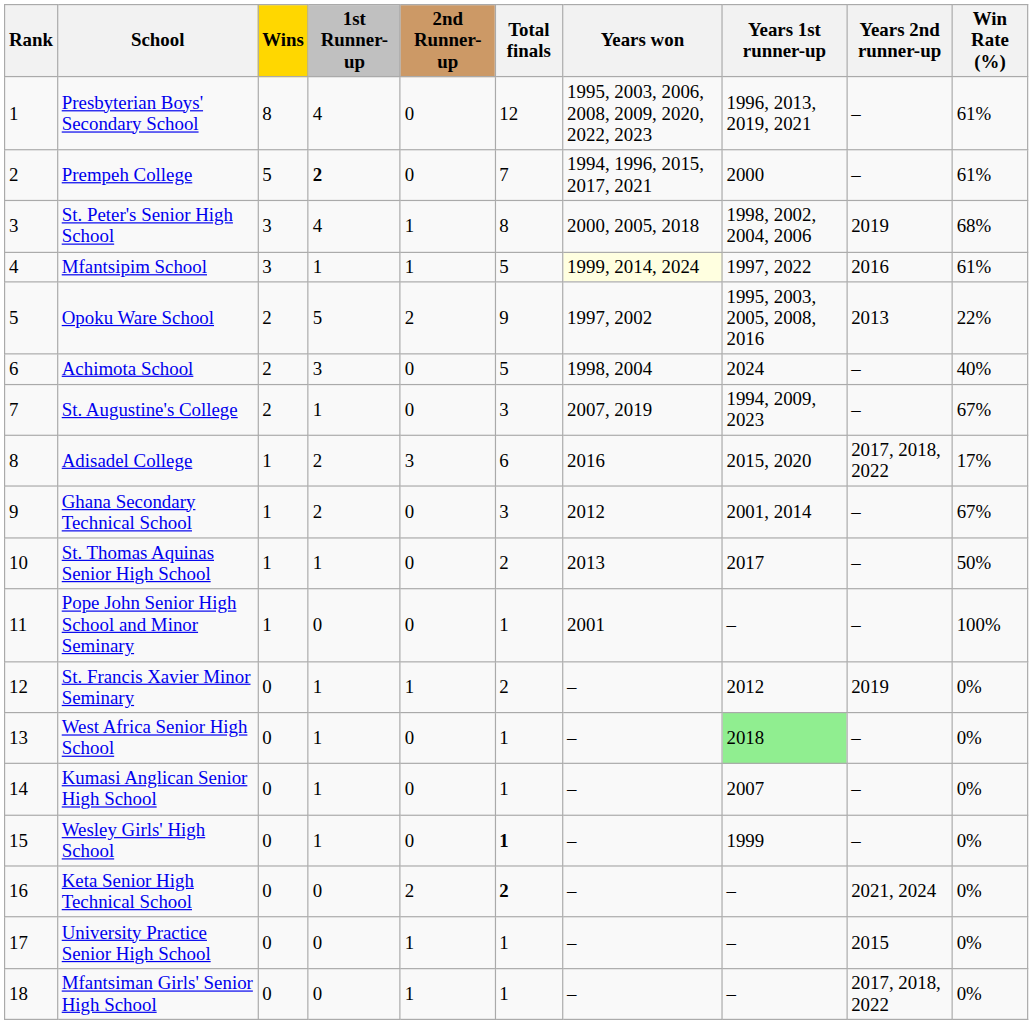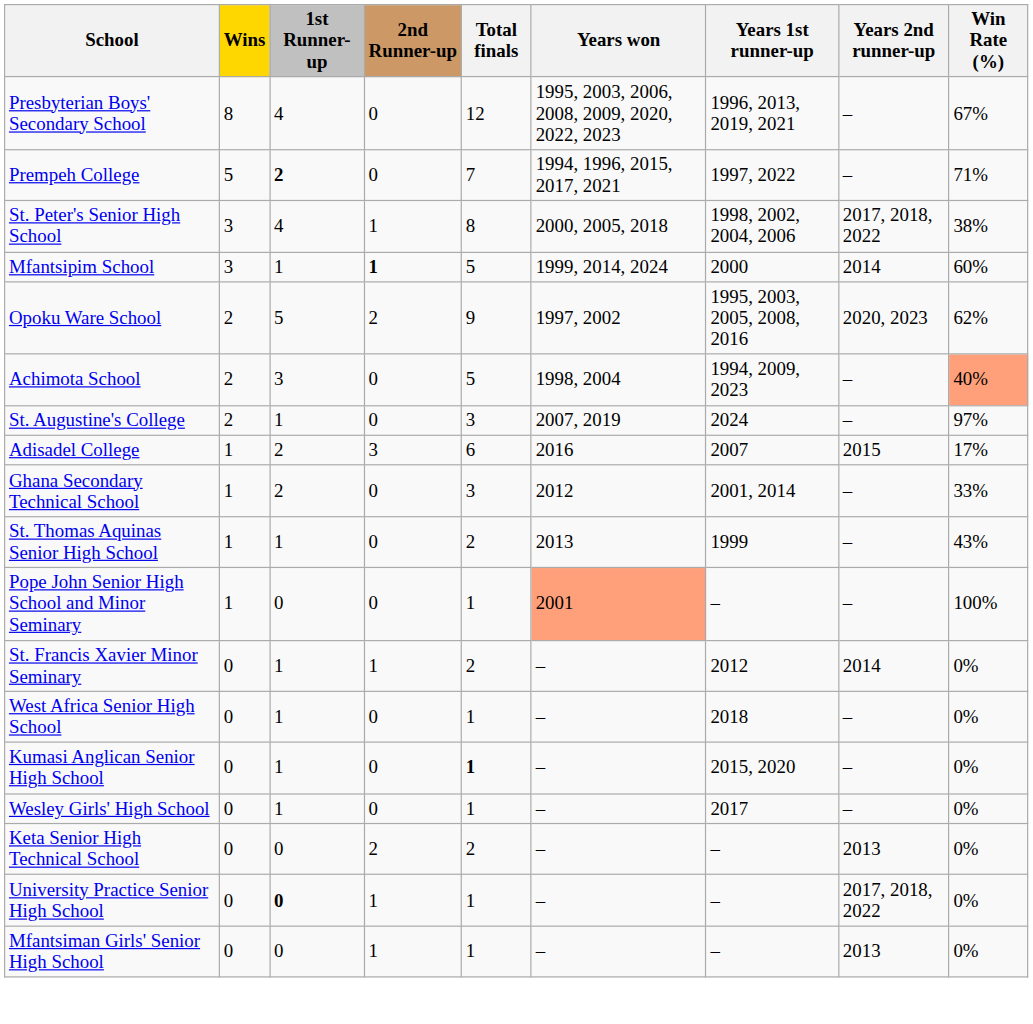- column: (31, 40)
(974, 113) 61% -> (971, 113) 67%
(745, 174) 2000 -> (753, 174) 1997, 2022
(974, 174) 61% -> (971, 174) 71%
(870, 226) 2019 -> (888, 226) 2017, 2018, 2022
(974, 226) 68% -> (971, 226) 38%
(410, 266) normal -> (373, 266) bold
(633, 266) lightyellow background -> (602, 266) no background
(769, 266) 1997, 2022 -> (729, 266) 2000
(870, 266) 2016 -> (862, 266) 2014
(974, 266) 61% -> (971, 266) 60%
(870, 317) 2013 -> (885, 317) 2020, 2023
(974, 317) 22% -> (971, 317) 62%
(745, 369) 2024 -> (755, 379) 1994, 2009, 2023
(974, 369) no background -> (971, 379) lightsalmon background
(771, 409) 1994, 2009, 2023 -> (729, 420) 2024
(974, 409) 67% -> (971, 420) 97%
(769, 460) 2015, 2020 -> (729, 450) 2007
(896, 460) 2017, 2018, 2022 -> (862, 450) 2015
(974, 511) 67% -> (971, 490) 33%
(745, 563) 2017 -> (729, 541) 1999
(974, 563) 50% -> (971, 541) 43%
(586, 624) no background -> (555, 603) lightsalmon background
(870, 686) 2019 -> (862, 665) 2014
(745, 737) lightgreen background -> (729, 716) no background
(504, 789) normal -> (470, 767) bold
(745, 789) 2007 -> (753, 767) 2015, 2020
(504, 840) bold -> (470, 808) normal
(745, 840) 1999 -> (729, 808) 2017
(504, 891) bold -> (470, 849) normal
(894, 891) 2021, 2024 -> (862, 849) 2013
(317, 942) normal -> (279, 900) bold
(870, 942) 2015 -> (888, 900) 2017, 2018, 2022
(896, 993) 2017, 2018, 2022 -> (862, 951) 2013
